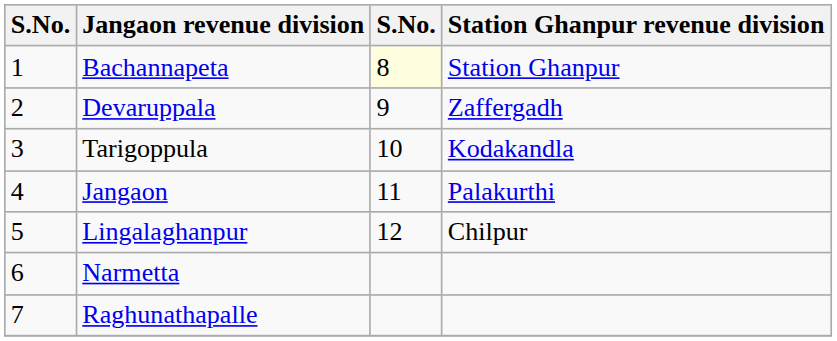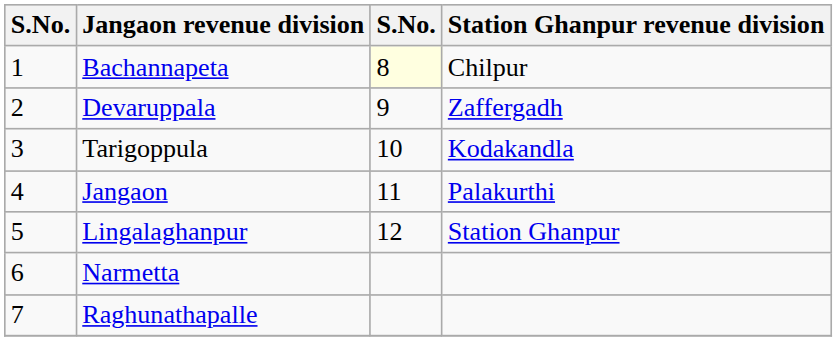(534, 66) Station Ghanpur -> (488, 66) Chilpur
(488, 231) Chilpur -> (534, 231) Station Ghanpur
